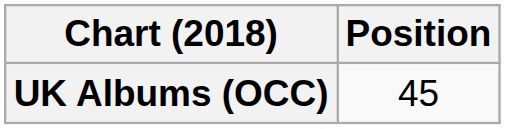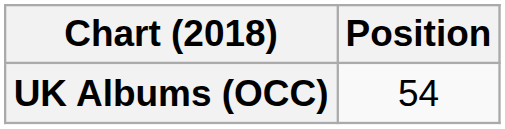(418, 92) 45 -> (418, 92) 54
